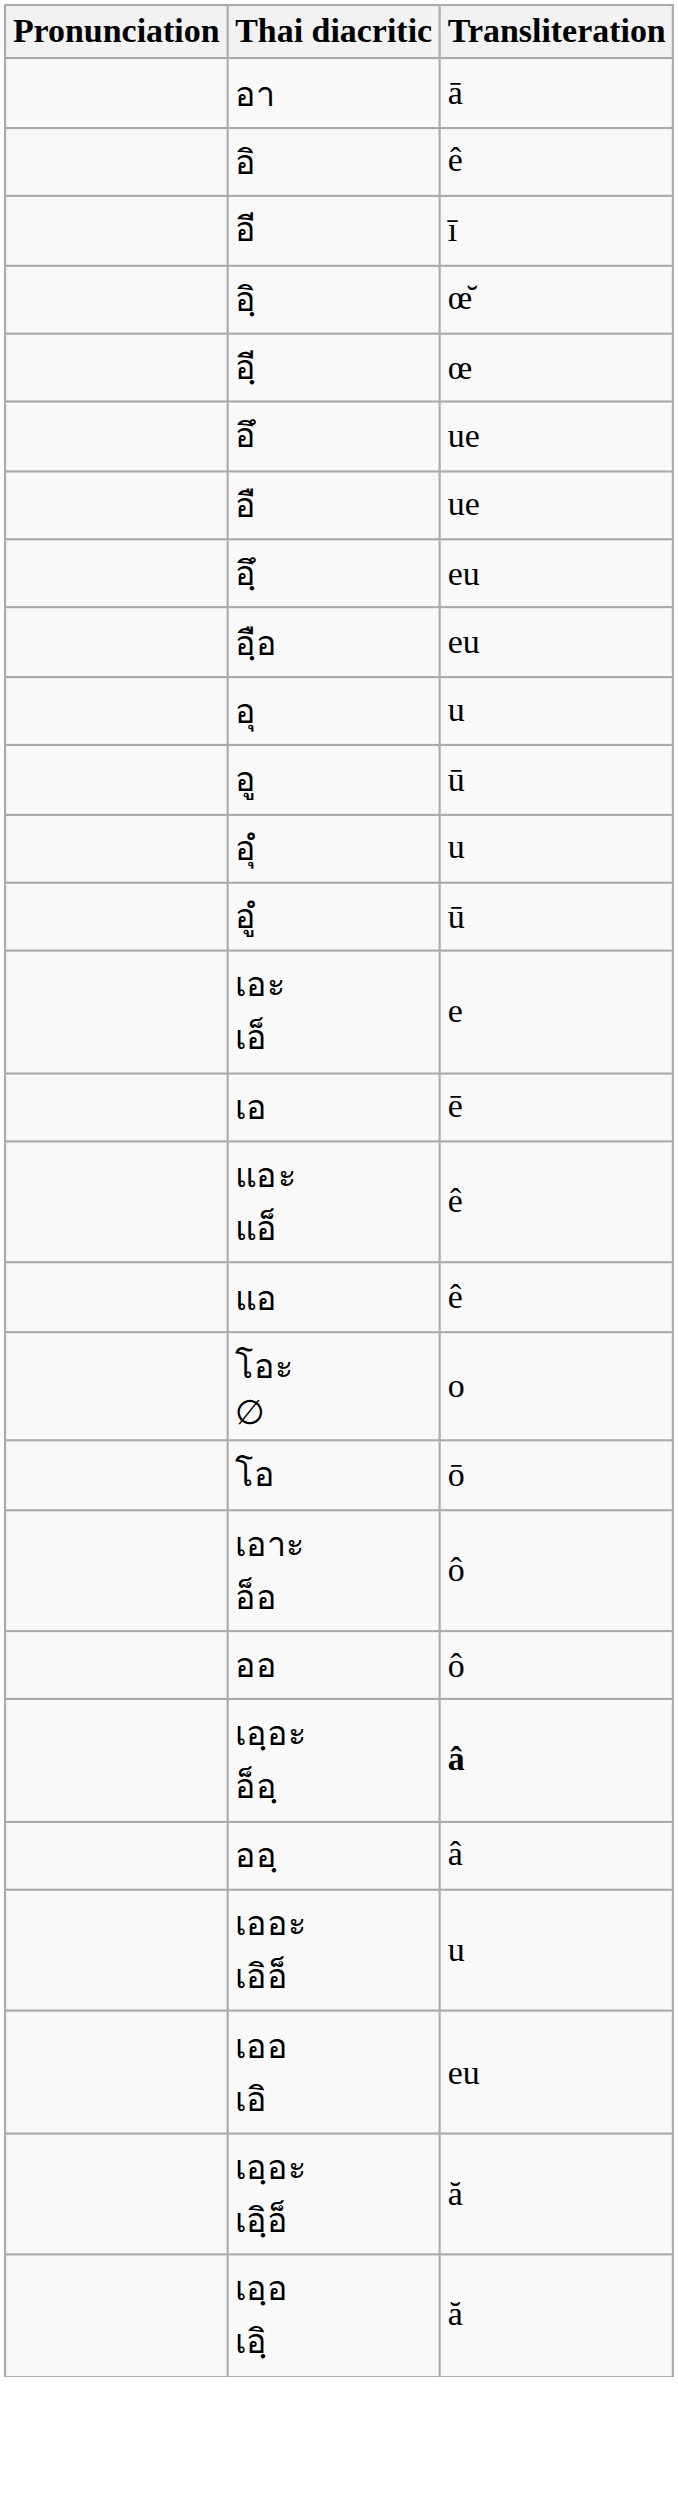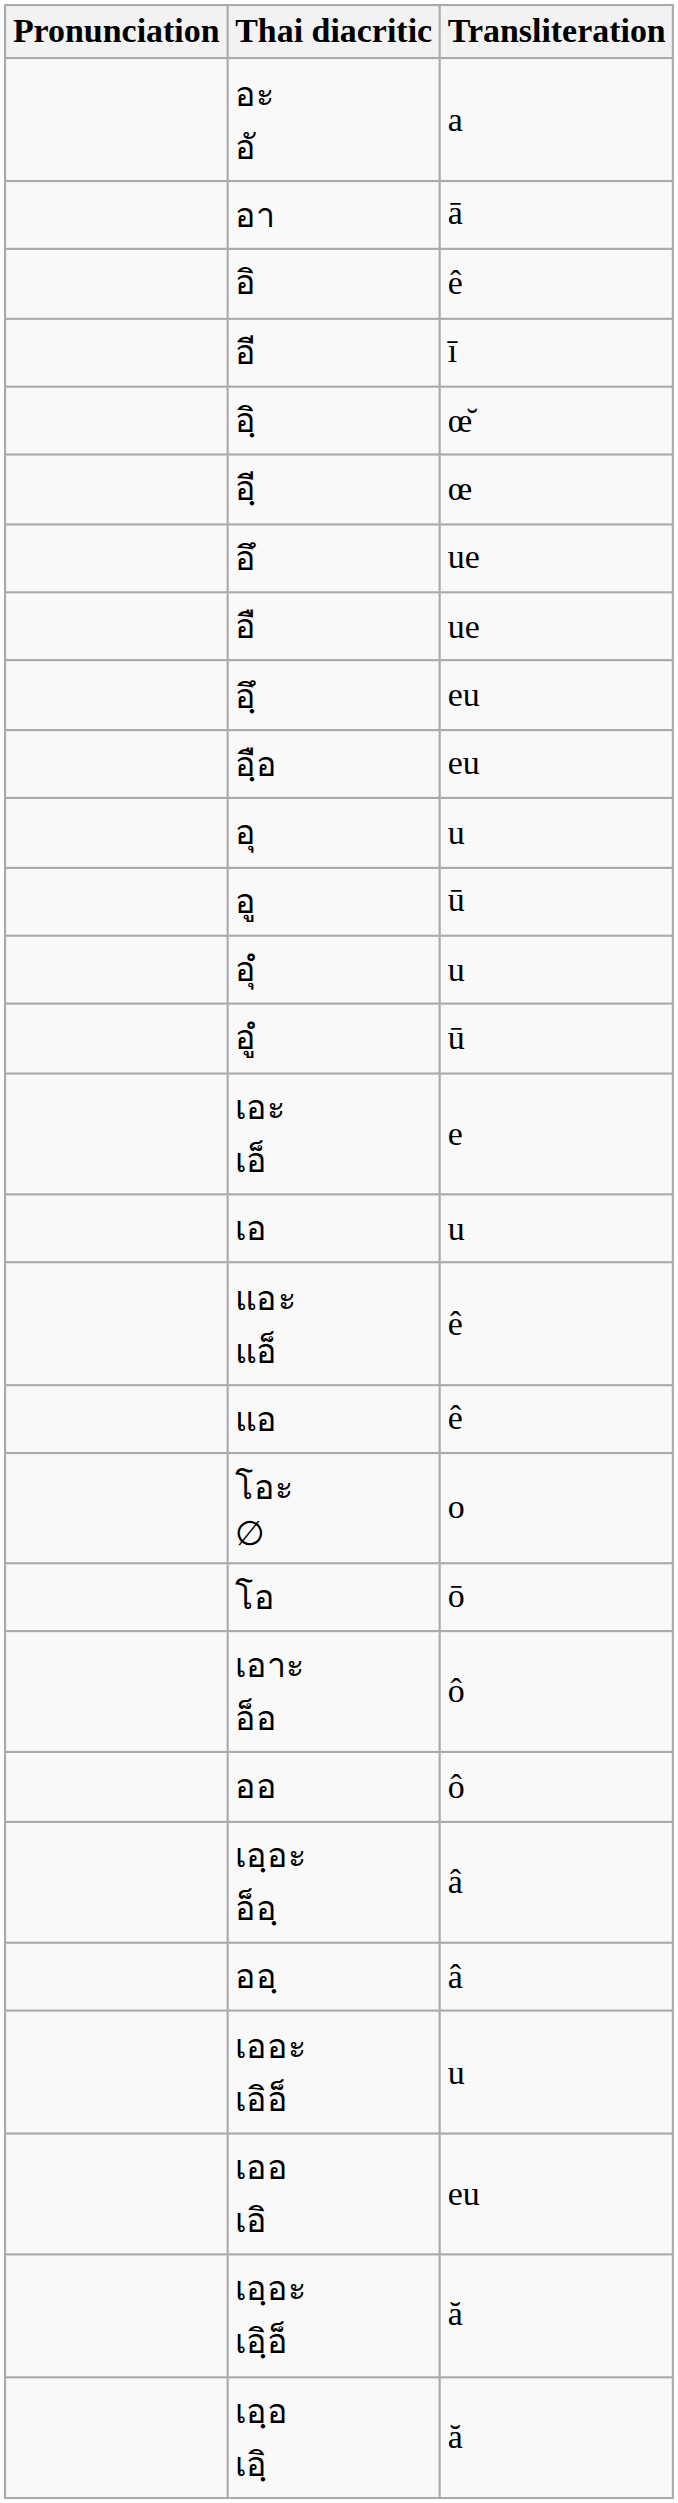+ row: (255, 120)
(455, 1106) ē -> (456, 1228) u
(456, 1759) bold -> (455, 1881) normal
